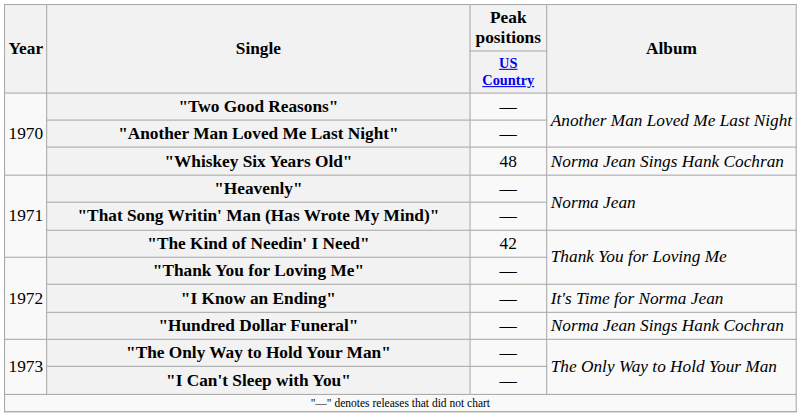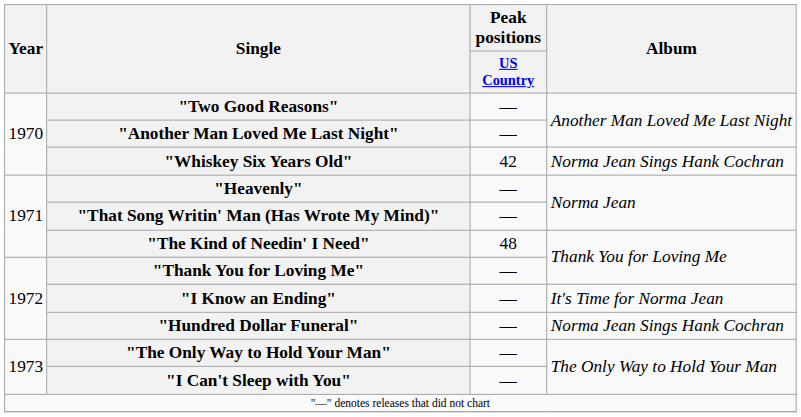(508, 161) 48 -> (508, 161) 42
(508, 243) 42 -> (508, 243) 48
